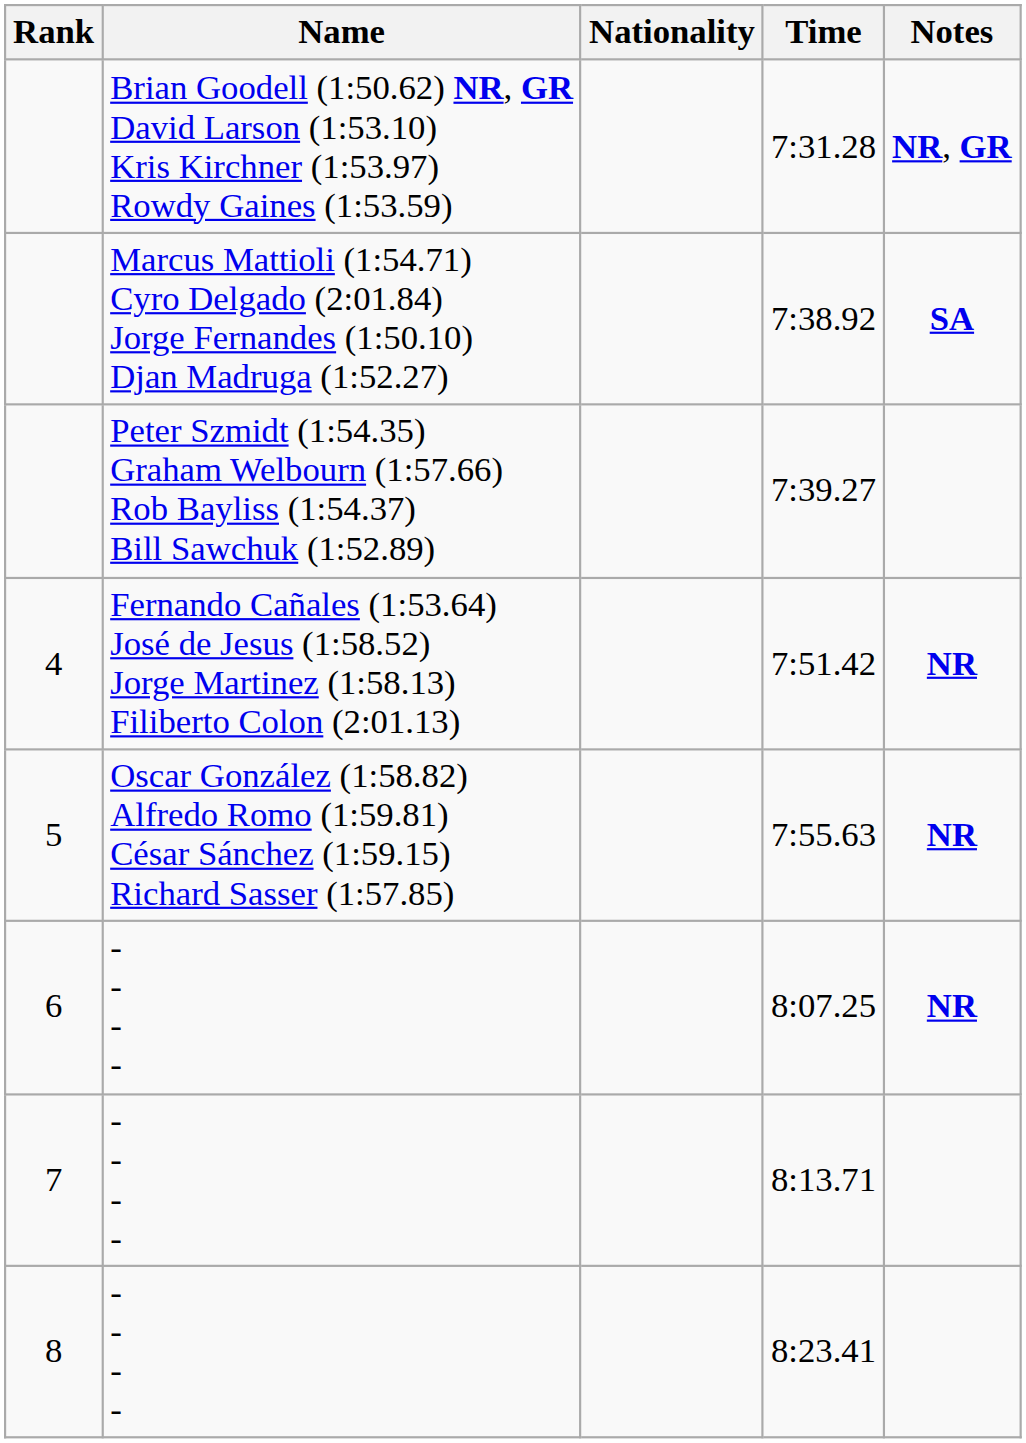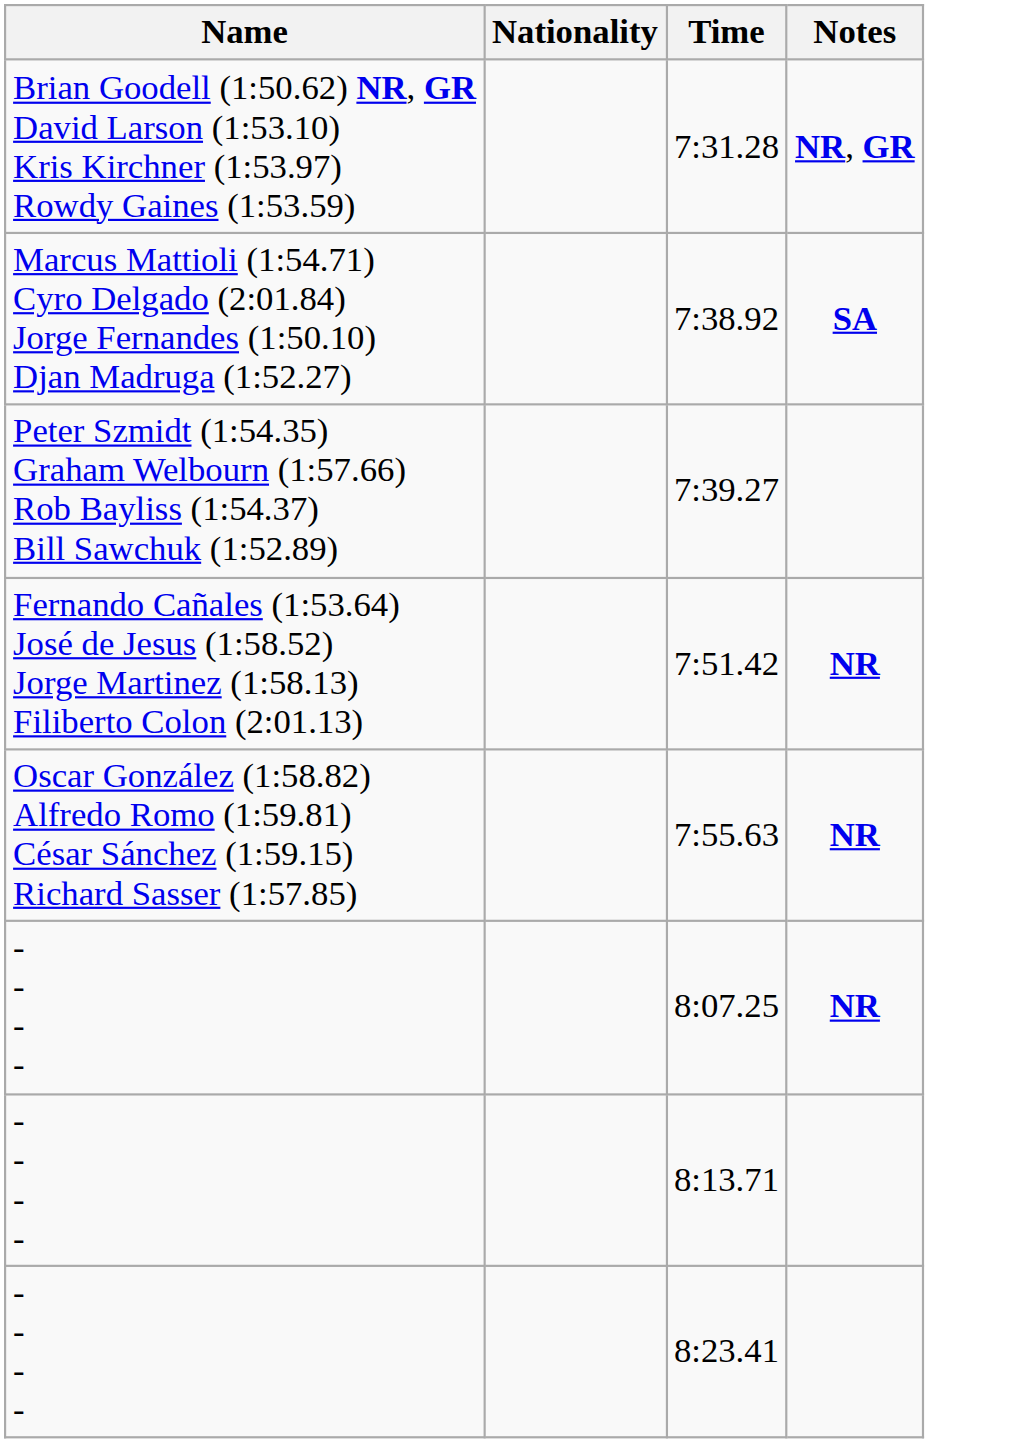- column: (54, 32)
